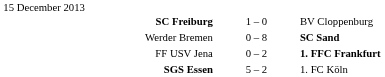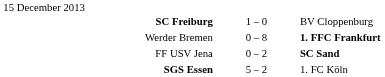(320, 37) SC Sand -> (340, 37) 1. FFC Frankfurt
(340, 53) 1. FFC Frankfurt -> (320, 53) SC Sand
